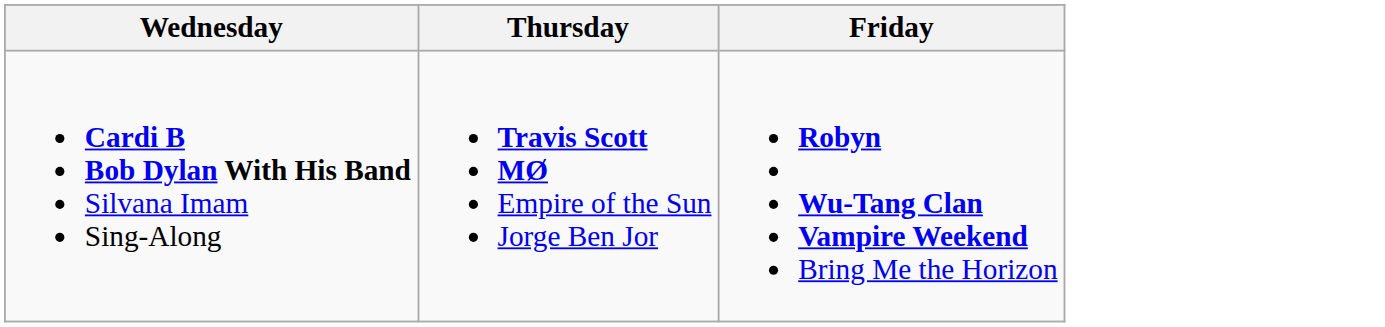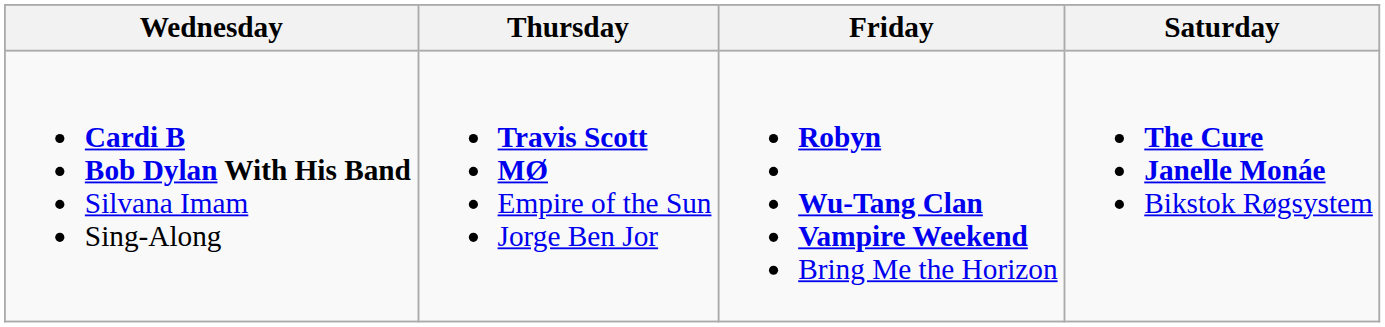+ column: (1222, 27)
